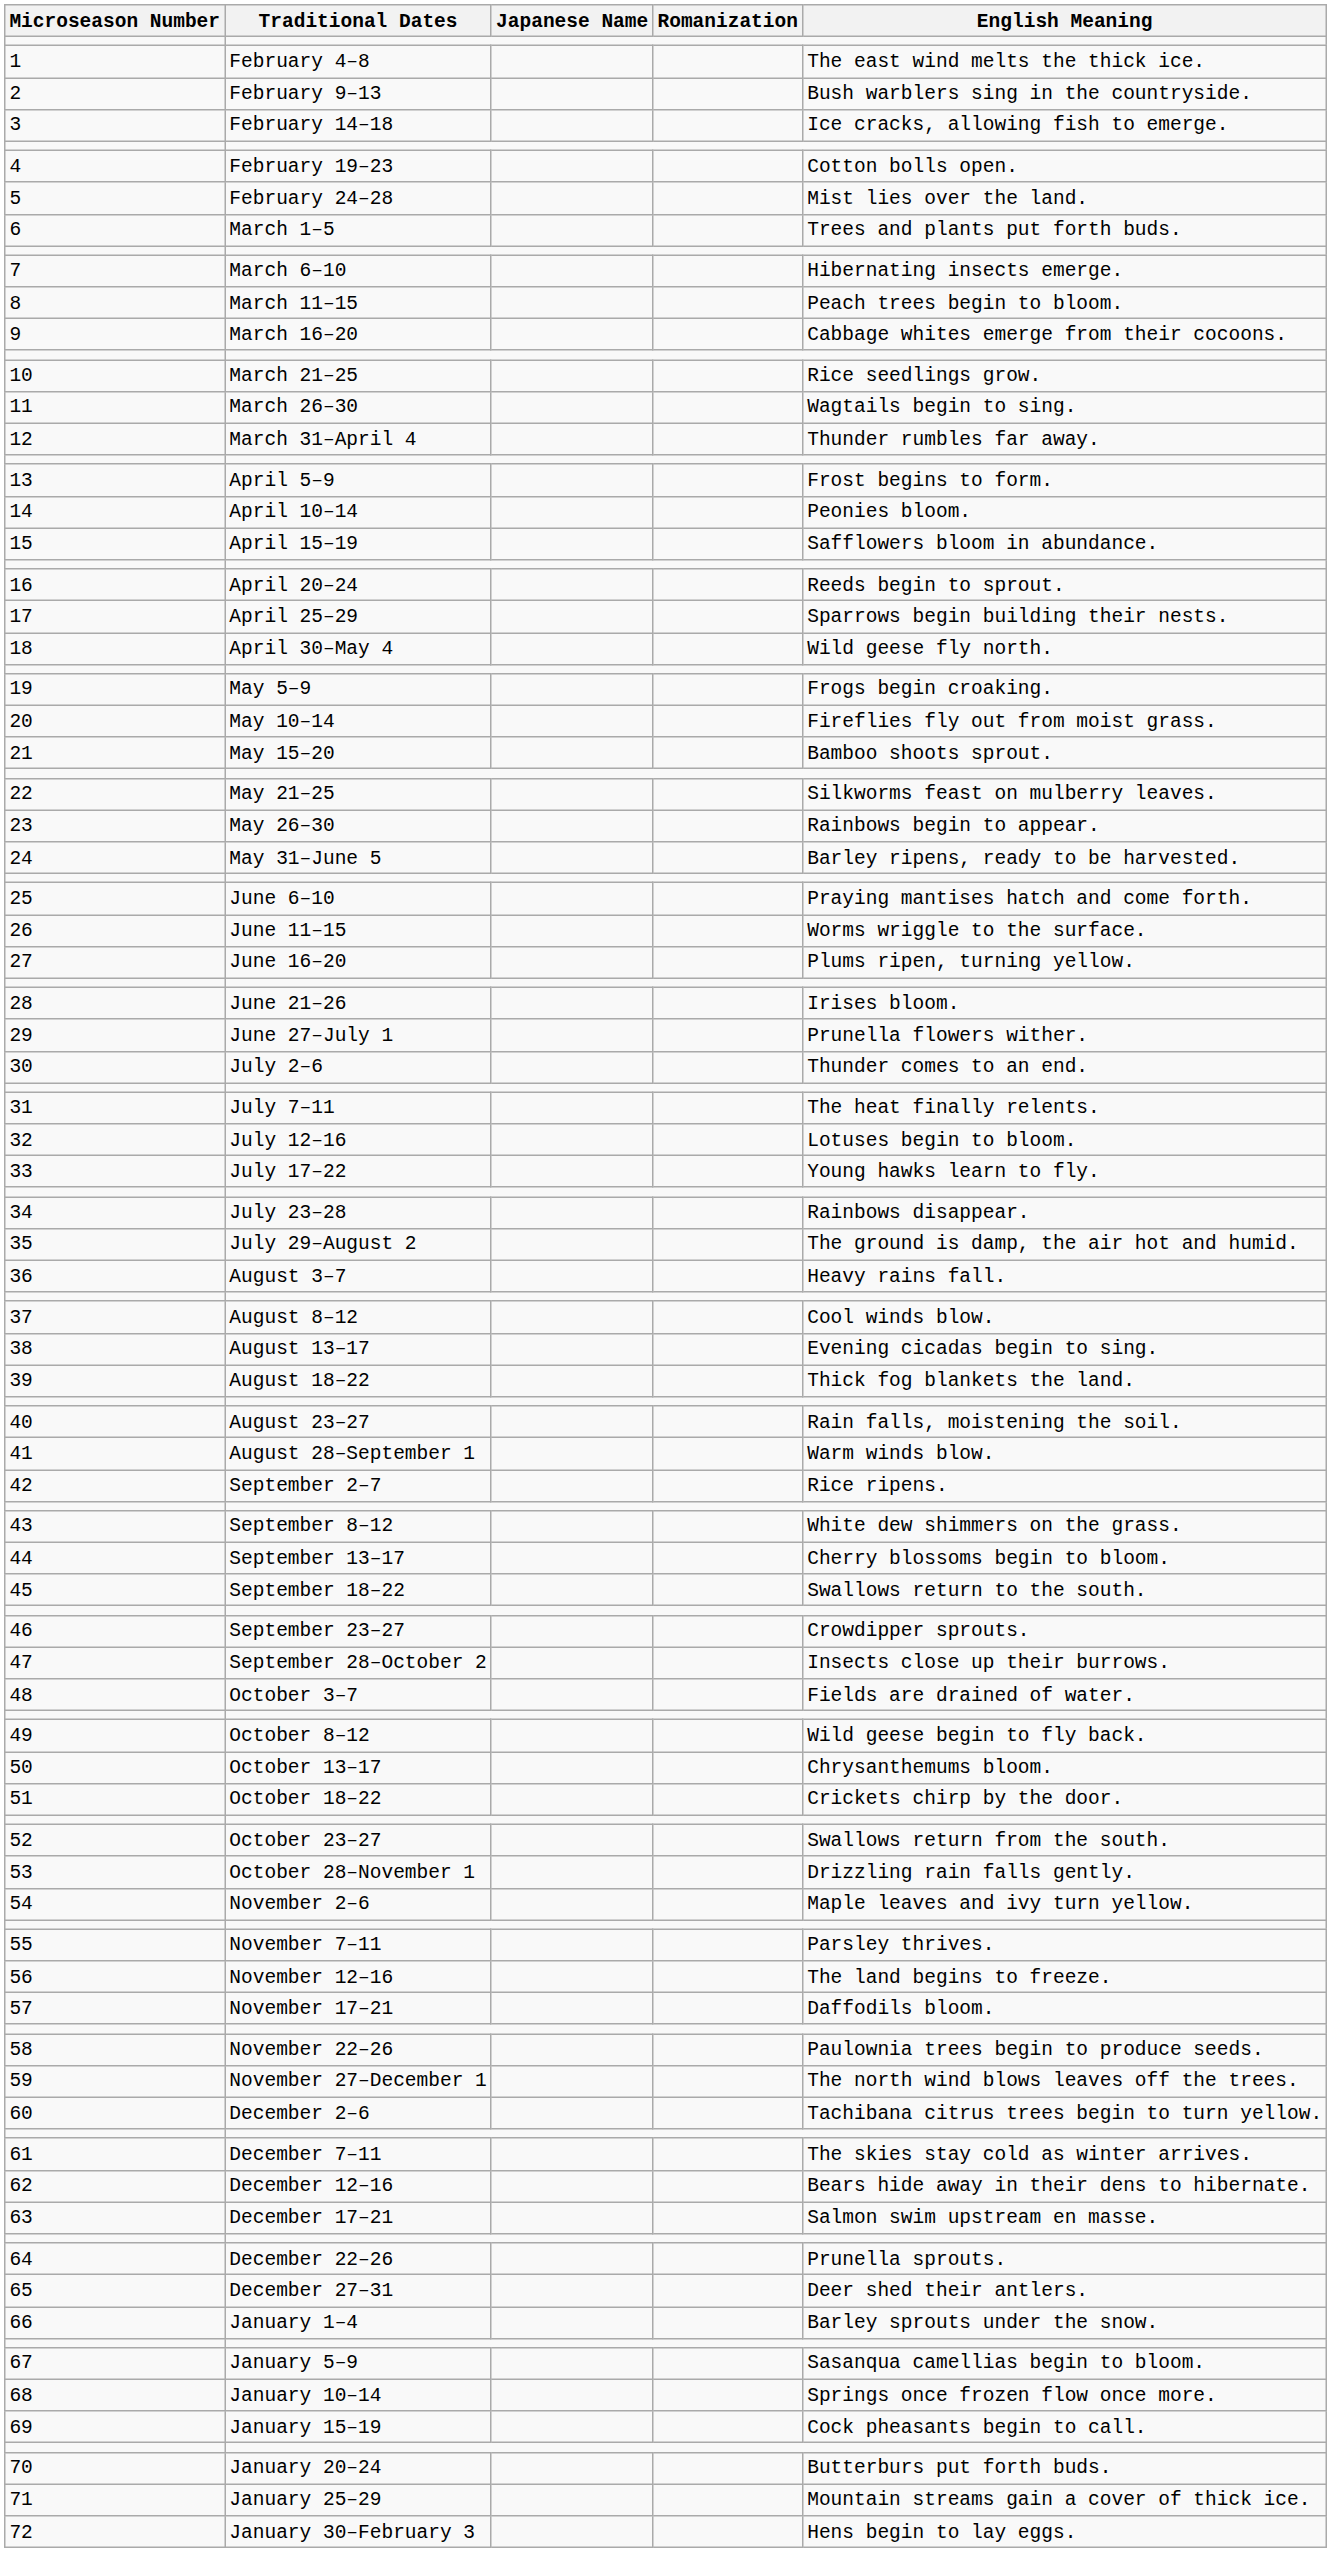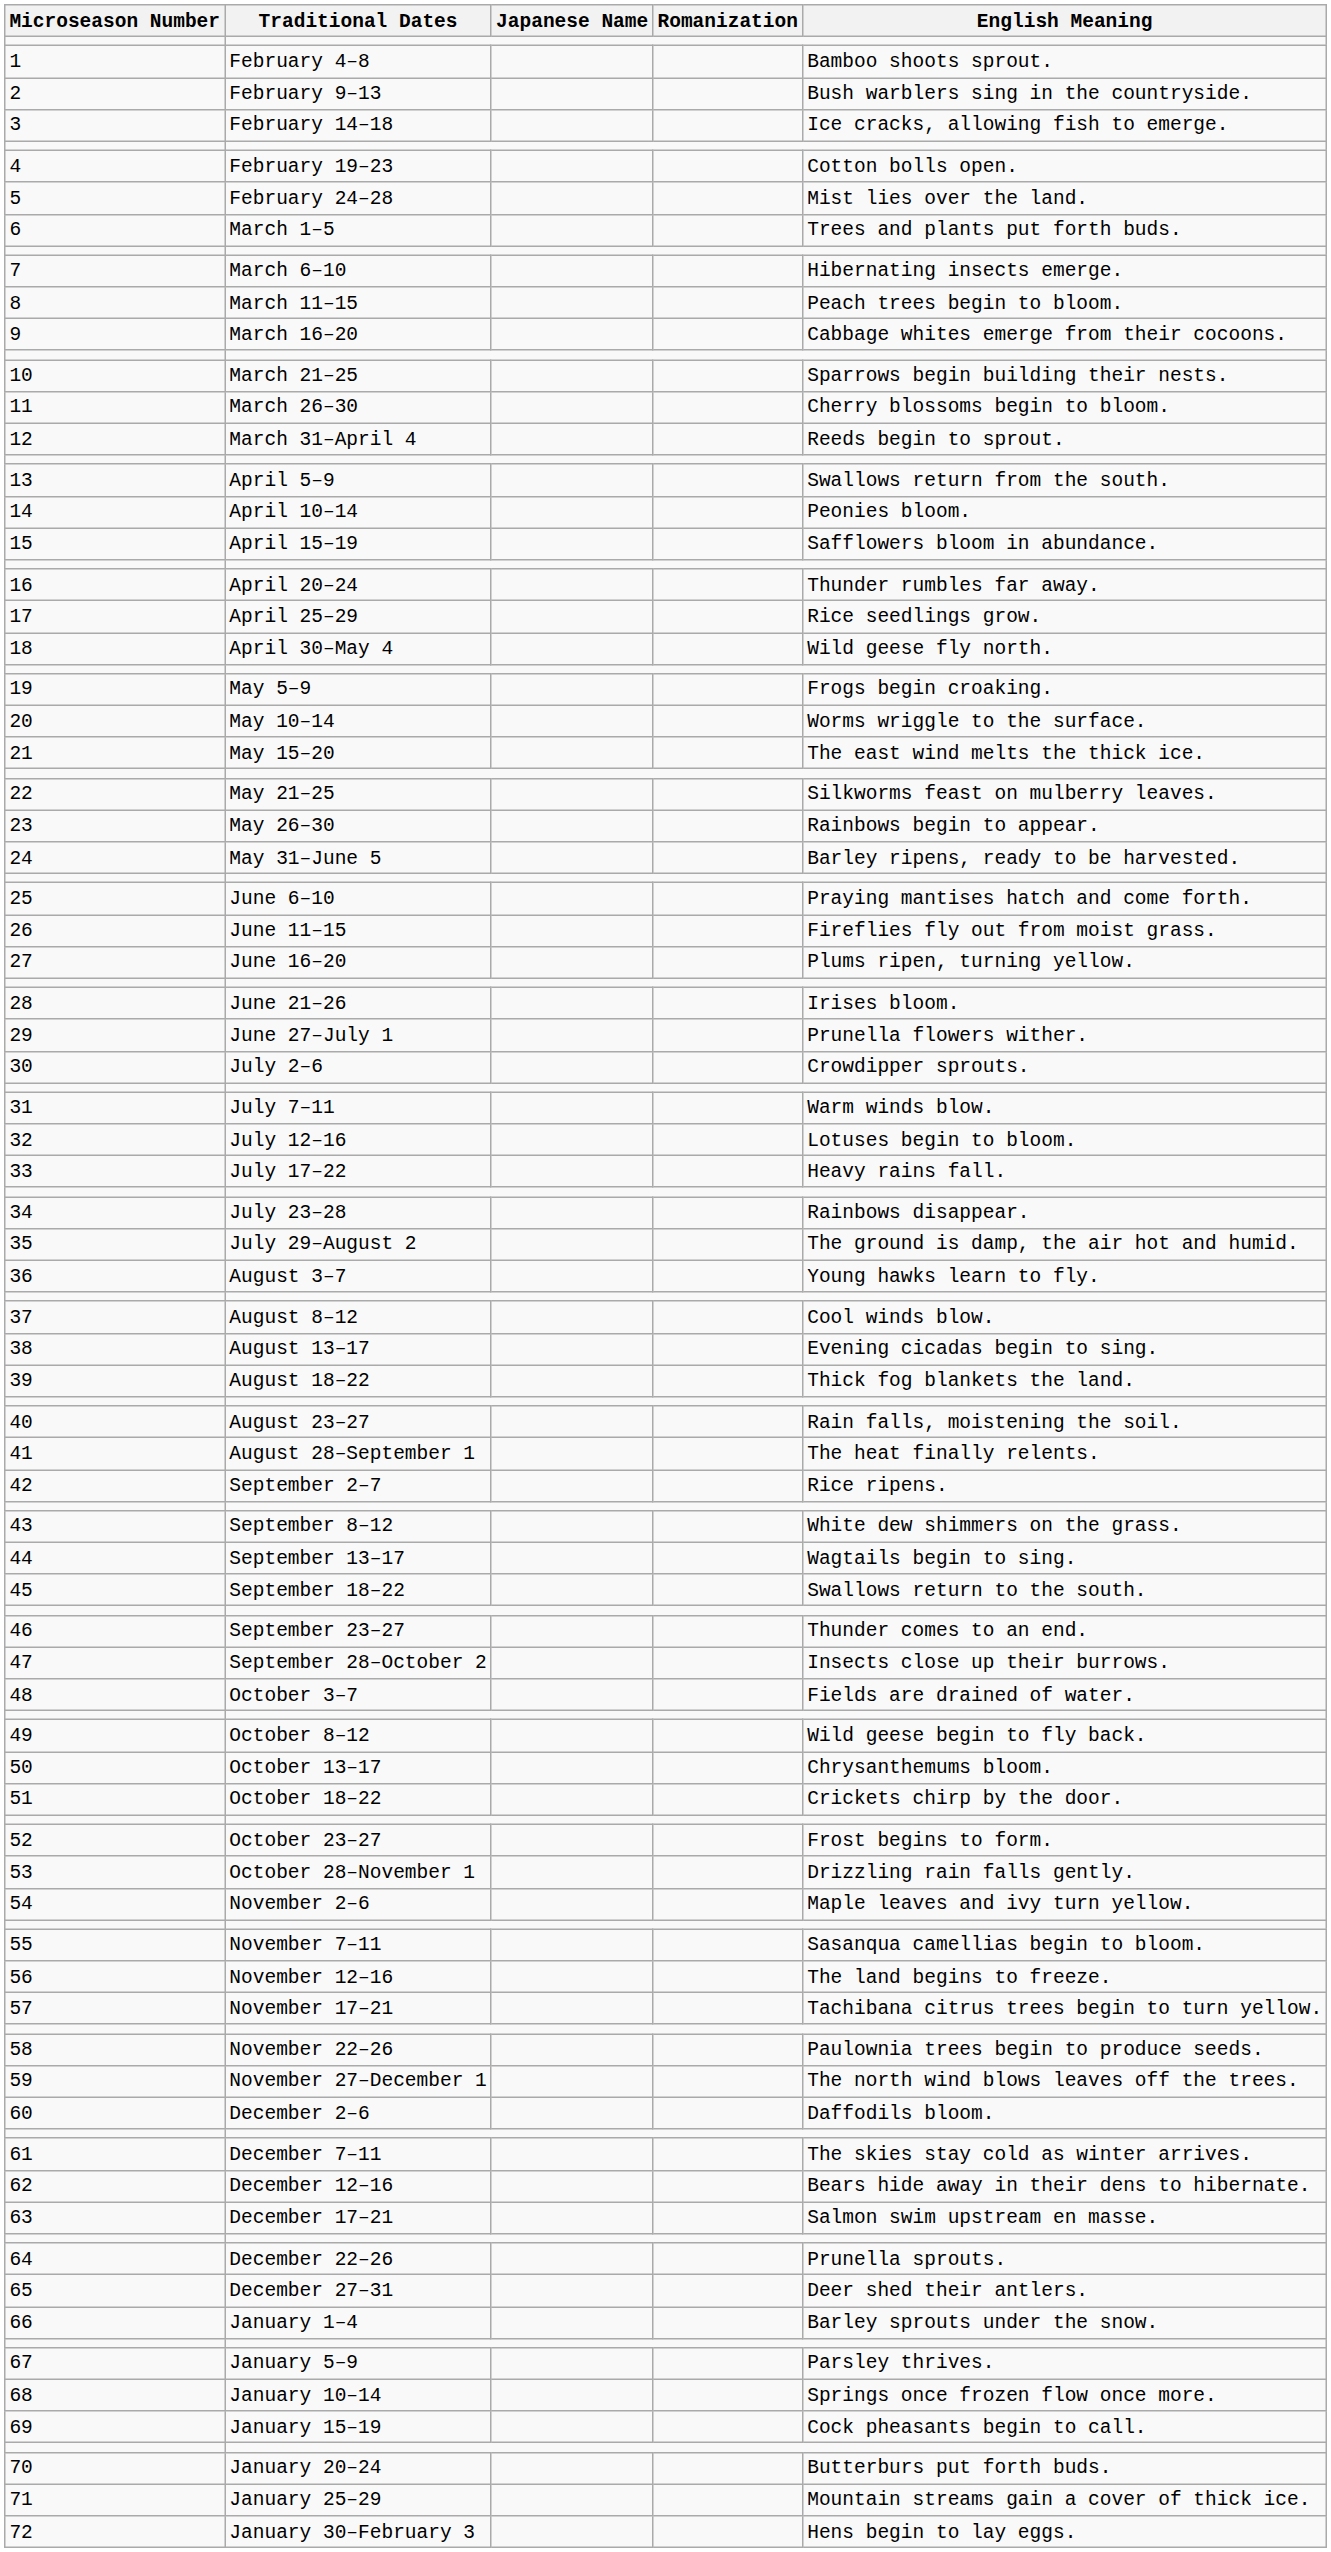(1006, 62) The east wind melts the thick ice. -> (930, 62) Bamboo shoots sprout.
(924, 376) Rice seedlings grow. -> (1018, 376) Sparrows begin building their nests.
(942, 407) Wagtails begin to sing. -> (989, 407) Cherry blossoms begin to bloom.
(953, 439) Thunder rumbles far away. -> (936, 439) Reeds begin to sprout.
(930, 480) Frost begins to form. -> (989, 480) Swallows return from the south.
(936, 585) Reeds begin to sprout. -> (953, 585) Thunder rumbles far away.
(1018, 617) Sparrows begin building their nests. -> (924, 617) Rice seedlings grow.
(1012, 721) Fireflies fly out from moist grass. -> (977, 721) Worms wriggle to the surface.
(930, 753) Bamboo shoots sprout. -> (1006, 753) The east wind melts the thick ice.
(977, 930) Worms wriggle to the surface. -> (1012, 930) Fireflies fly out from moist grass.
(948, 1067) Thunder comes to an end. -> (918, 1067) Crowdipper sprouts.
(953, 1108) The heat finally relents. -> (901, 1108) Warm winds blow.
(953, 1172) Young hawks learn to fly. -> (907, 1172) Heavy rains fall.
(907, 1276) Heavy rains fall. -> (953, 1276) Young hawks learn to fly.
(901, 1454) Warm winds blow. -> (953, 1454) The heat finally relents.
(989, 1558) Cherry blossoms begin to bloom. -> (942, 1558) Wagtails begin to sing.
(918, 1631) Crowdipper sprouts. -> (948, 1631) Thunder comes to an end.
(989, 1840) Swallows return from the south. -> (930, 1840) Frost begins to form.
(901, 1945) Parsley thrives. -> (1006, 1945) Sasanqua camellias begin to bloom.
(901, 2009) Daffodils bloom. -> (1065, 2009) Tachibana citrus trees begin to turn yellow.
(1065, 2113) Tachibana citrus trees begin to turn yellow. -> (901, 2113) Daffodils bloom.
(1006, 2363) Sasanqua camellias begin to bloom. -> (901, 2363) Parsley thrives.
